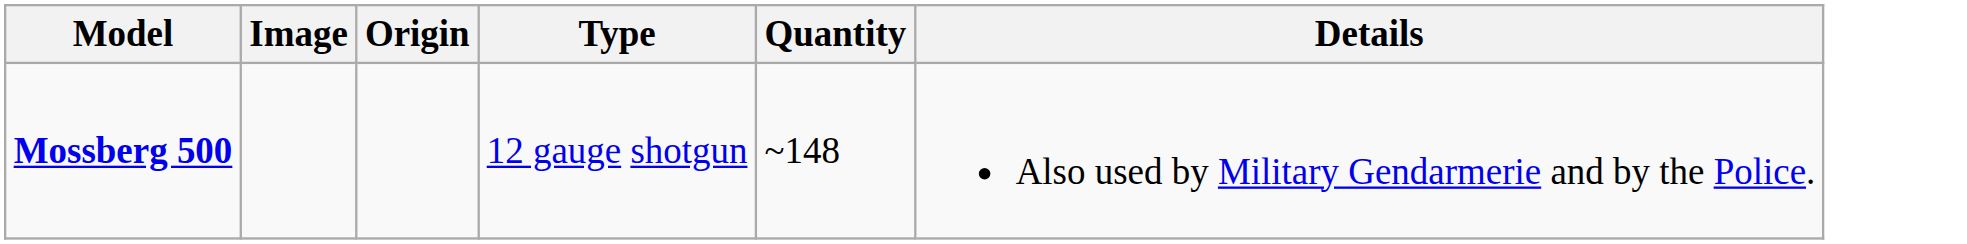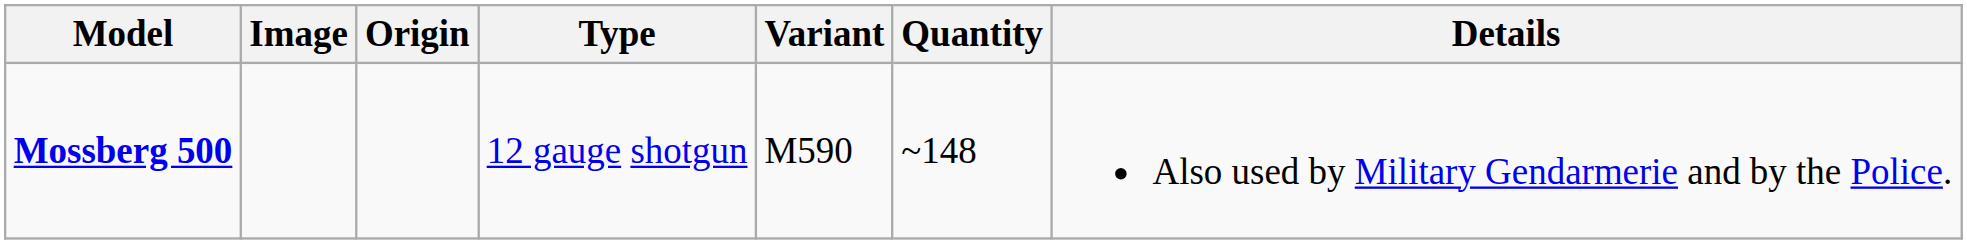+ column: (824, 33)
